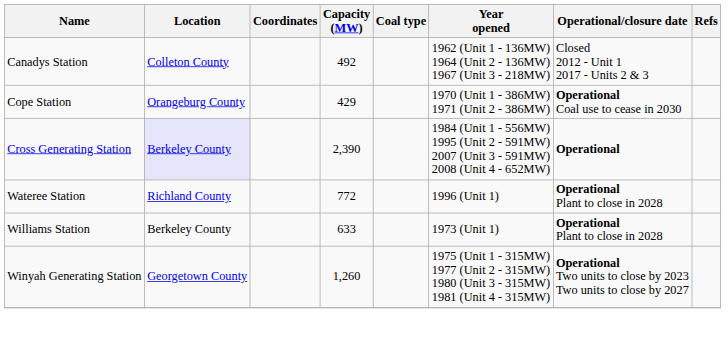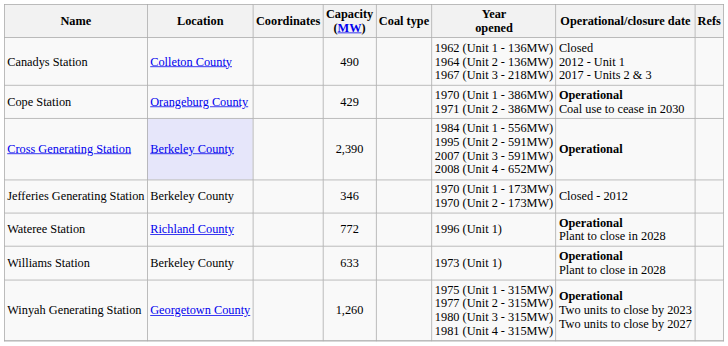(347, 61) 492 -> (350, 61) 490
+ row: (76, 196)
